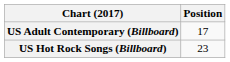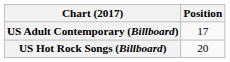(203, 48) 23 -> (203, 48) 20
